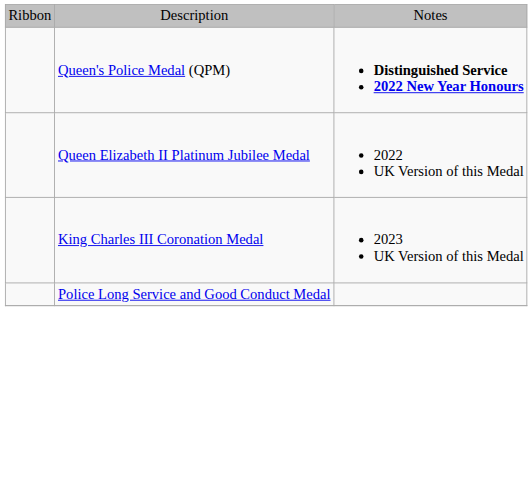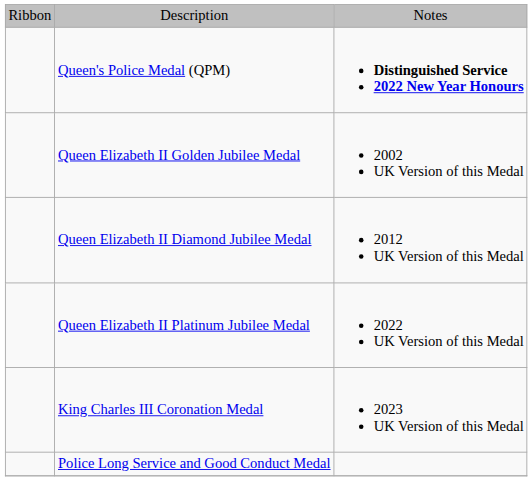+ row: (179, 155)
+ row: (185, 240)
